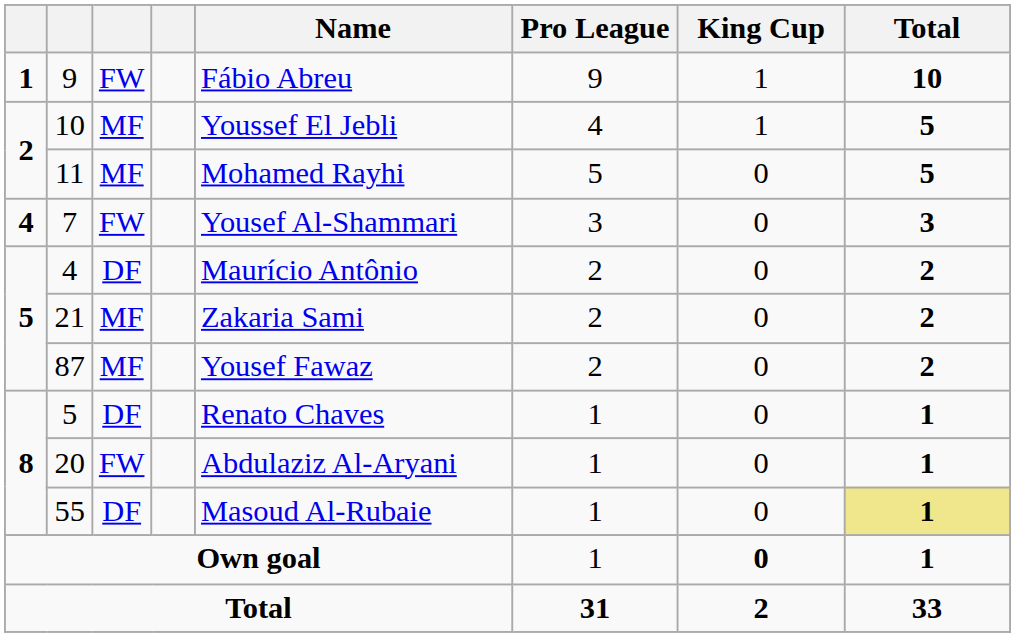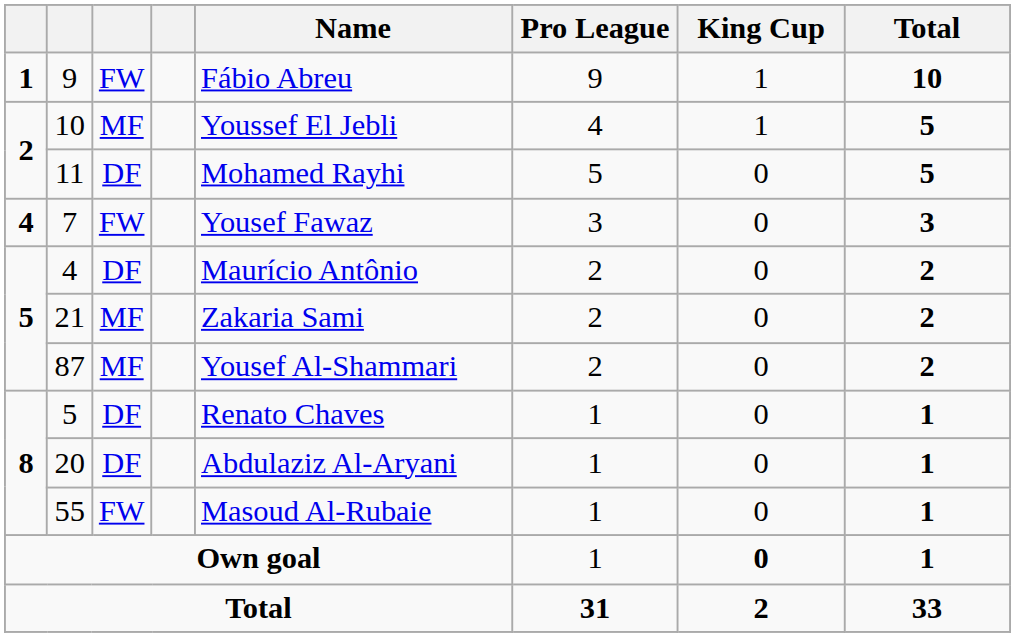(122, 173) MF -> (122, 173) DF
(329, 221) Yousef Al-Shammari -> (287, 221) Yousef Fawaz
(287, 366) Yousef Fawaz -> (329, 366) Yousef Al-Shammari
(122, 462) FW -> (122, 462) DF
(122, 510) DF -> (122, 510) FW
(927, 510) khaki background -> (927, 510) no background
